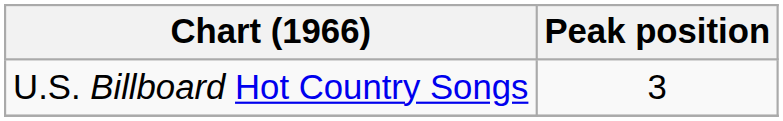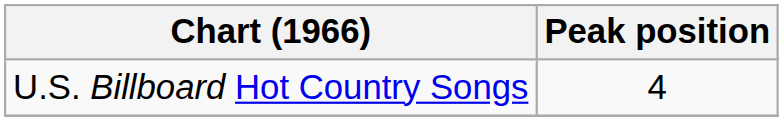(657, 87) 3 -> (657, 87) 4
